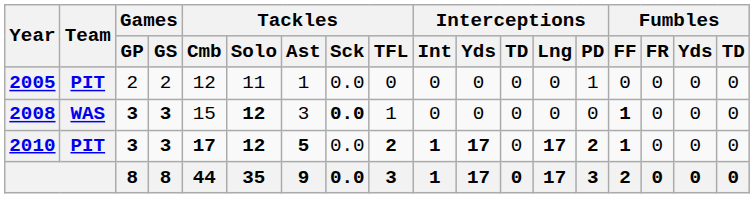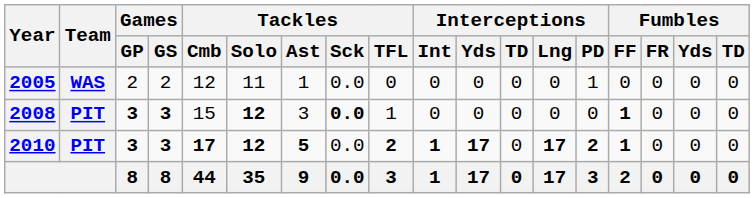(88, 83) PIT -> (88, 83) WAS
(88, 114) WAS -> (88, 114) PIT
